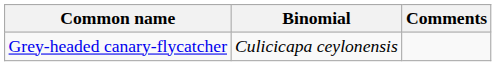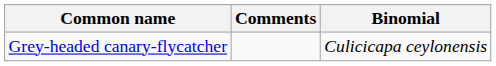columns swapped: (316, 18) <-> (447, 18)
